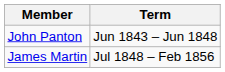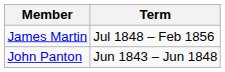rows swapped: (45, 36) <-> (47, 57)
